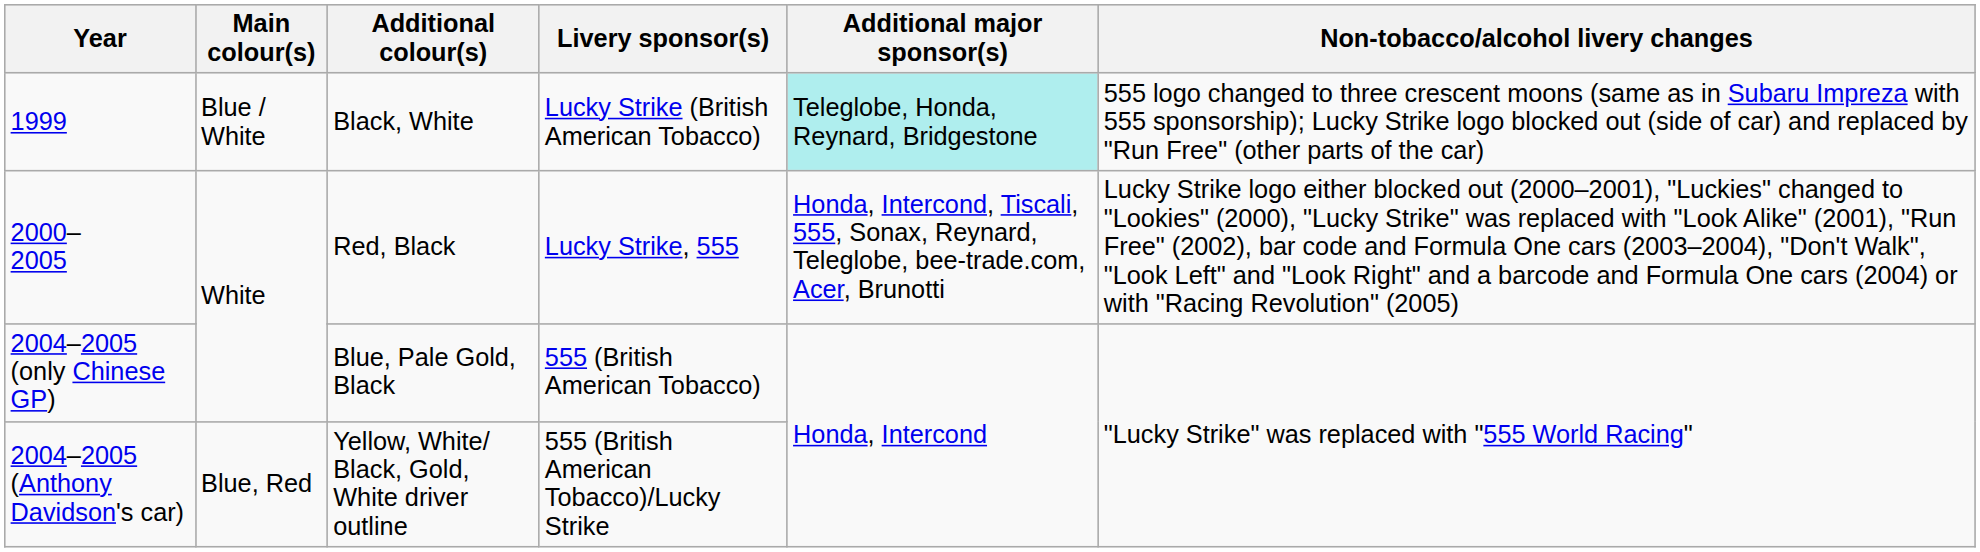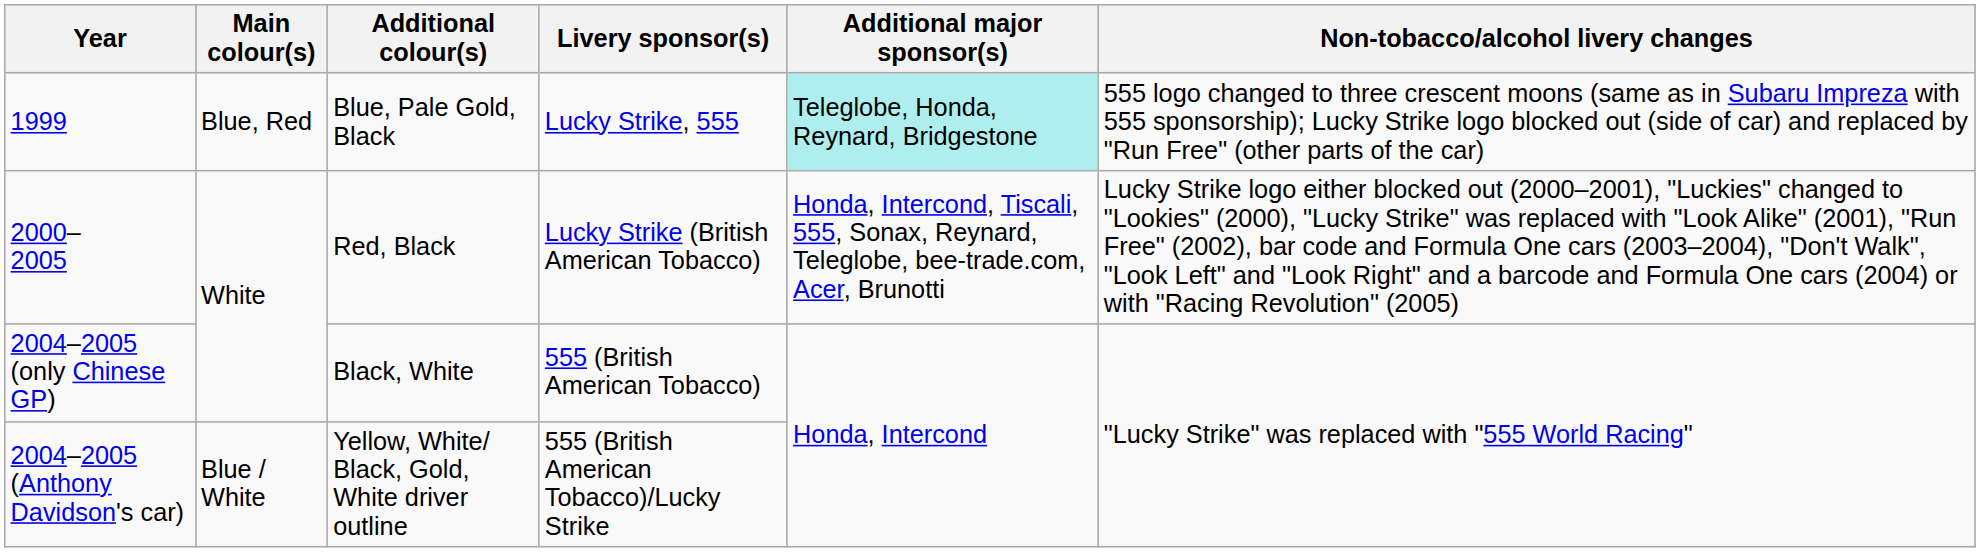(233, 121) Blue / White -> (257, 121) Blue, Red
(403, 121) Black, White -> (425, 121) Blue, Pale Gold, Black
(657, 121) Lucky Strike (British American Tobacco) -> (642, 121) Lucky Strike, 555
(642, 246) Lucky Strike, 555 -> (657, 246) Lucky Strike (British American Tobacco)
(425, 372) Blue, Pale Gold, Black -> (403, 372) Black, White
(257, 483) Blue, Red -> (233, 483) Blue / White
